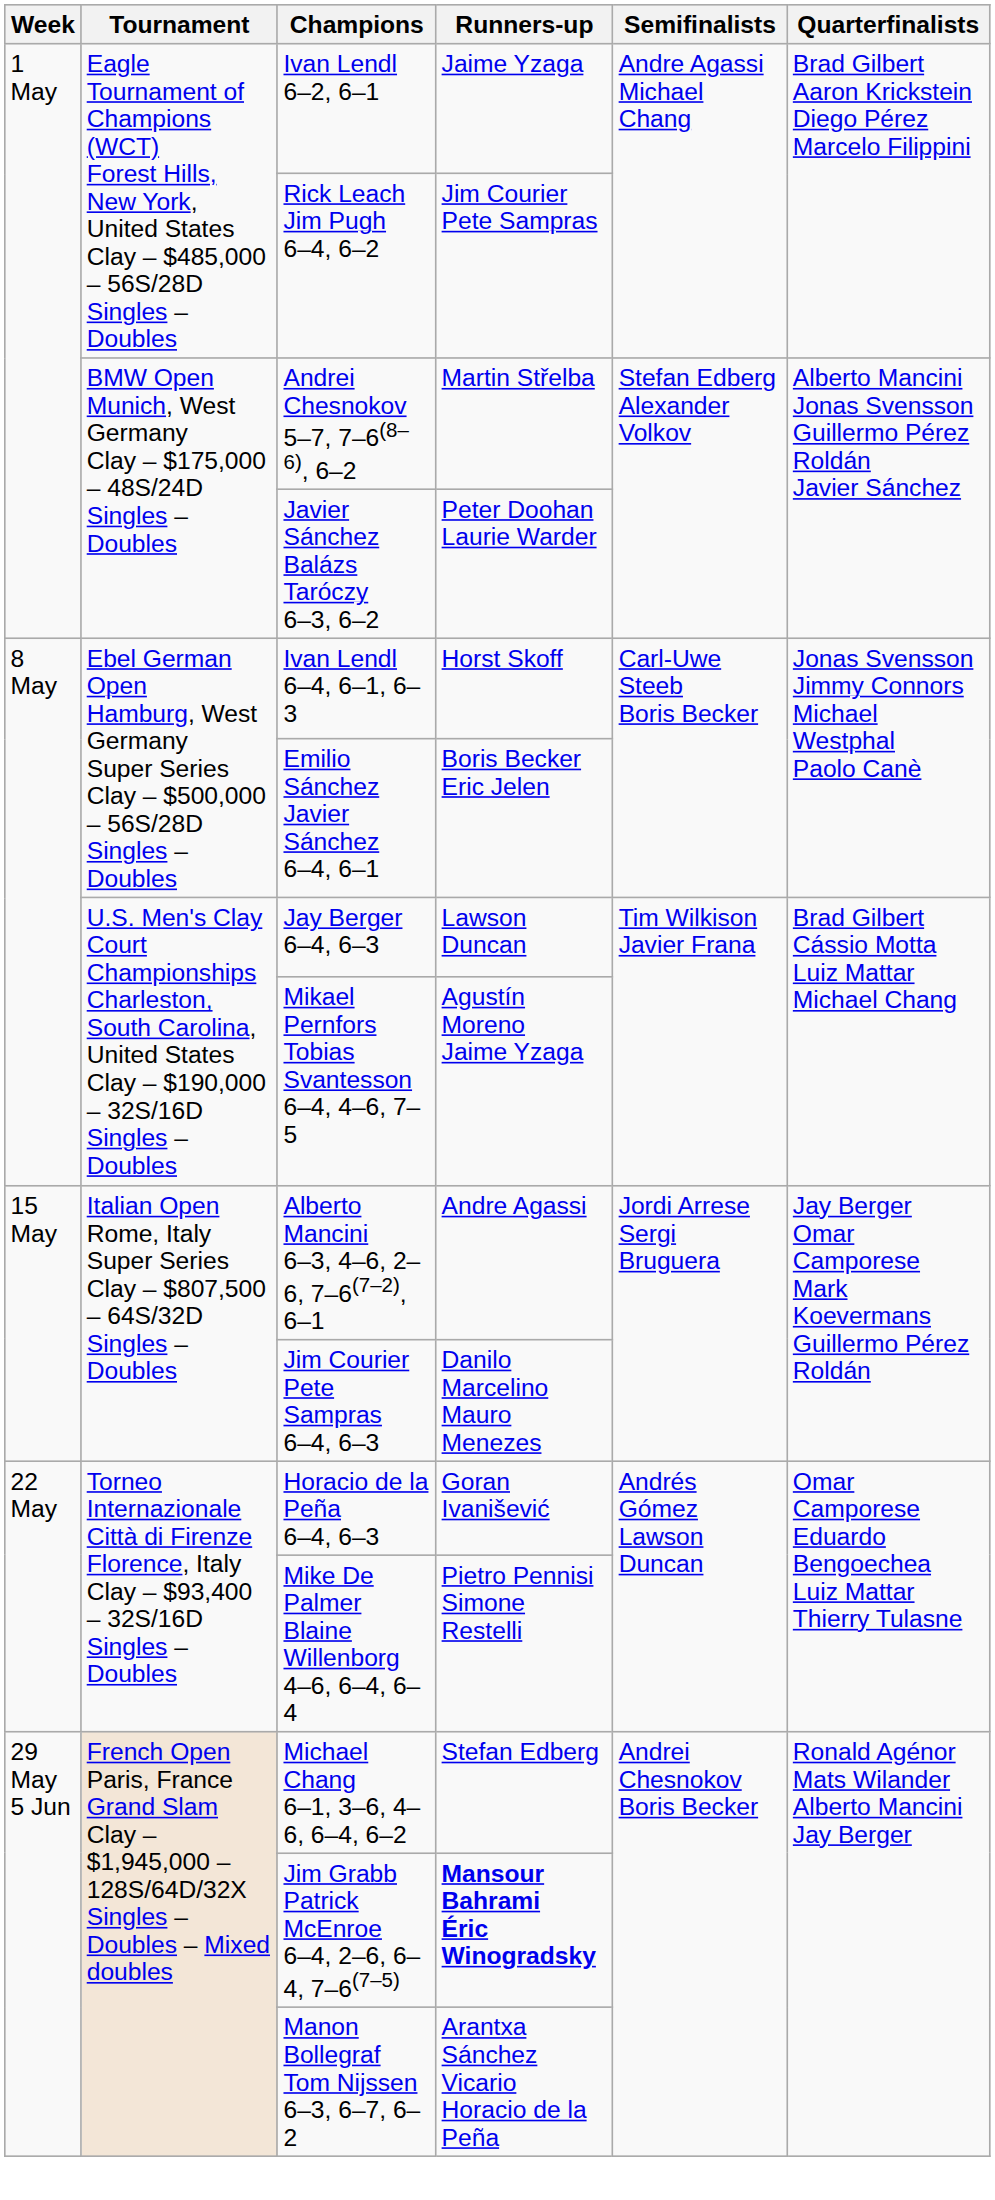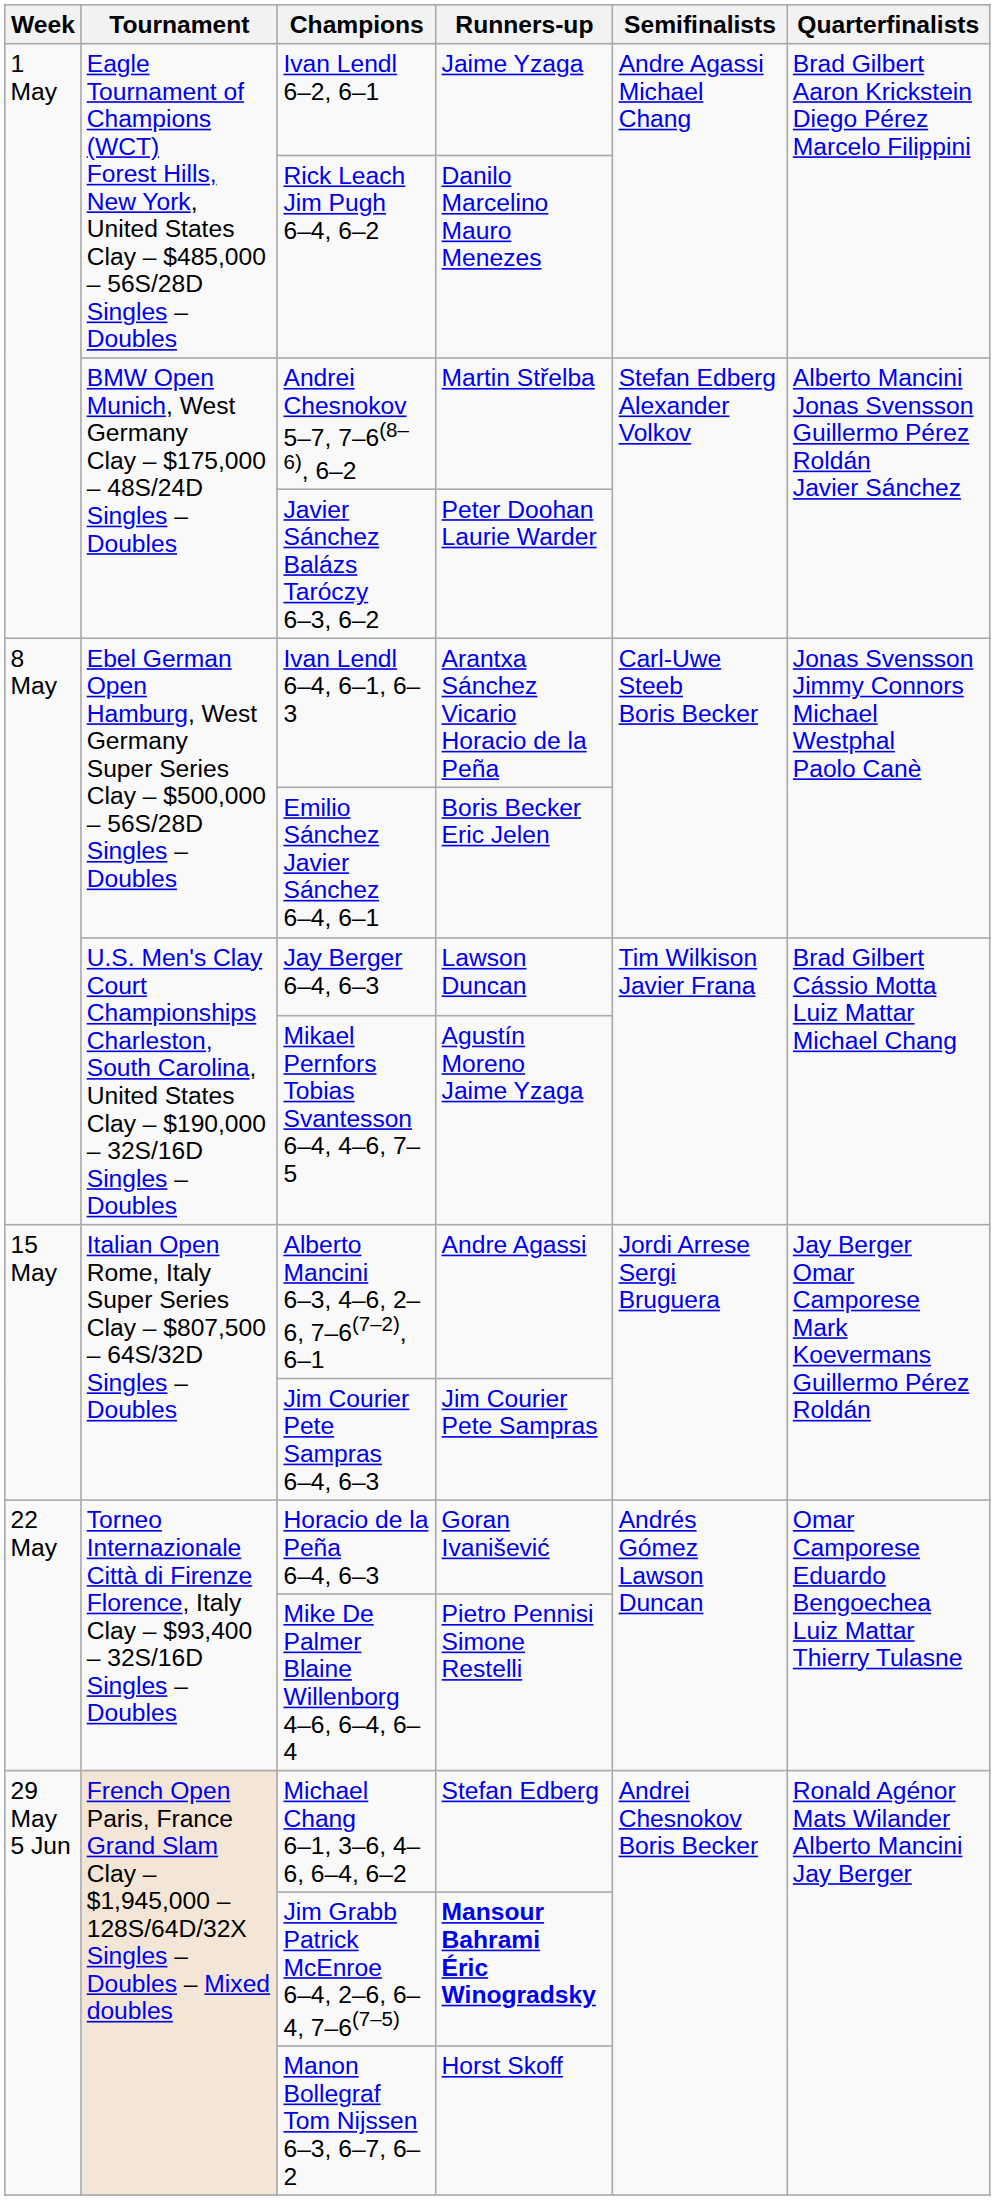(520, 207) Jim Courier Pete Sampras -> (495, 216) Danilo Marcelino Mauro Menezes
(502, 659) Horst Skoff -> (514, 714) Arantxa Sánchez Vicario Horacio de la Peña
(495, 1400) Danilo Marcelino Mauro Menezes -> (520, 1412) Jim Courier Pete Sampras
(514, 2082) Arantxa Sánchez Vicario Horacio de la Peña -> (502, 2066) Horst Skoff
